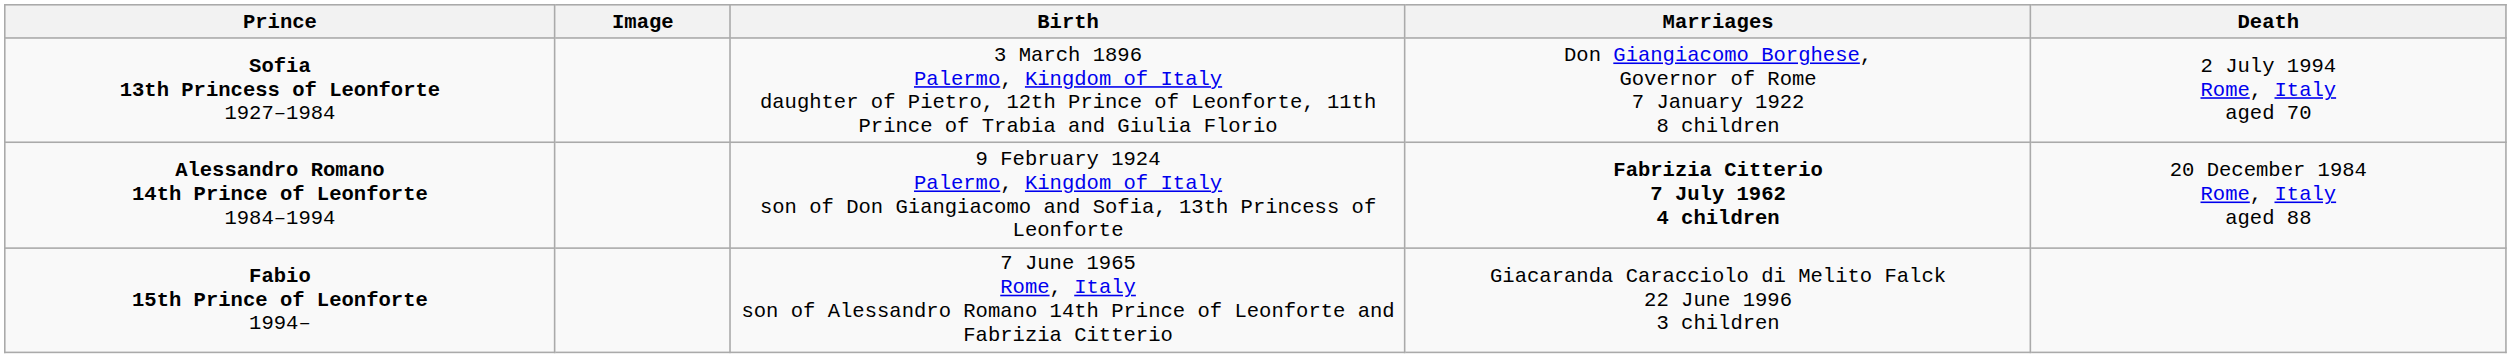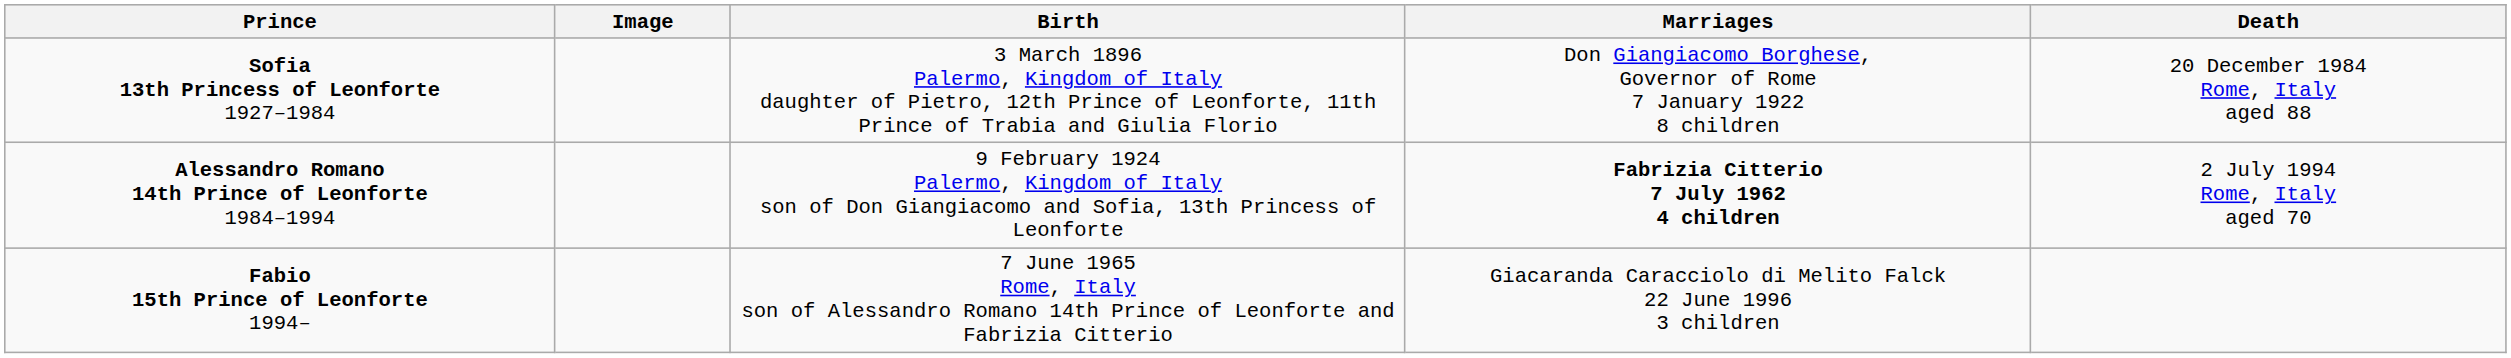(2268, 91) 2 July 1994 Rome, Italy aged 70 -> (2268, 91) 20 December 1984 Rome, Italy aged 88
(2268, 195) 20 December 1984 Rome, Italy aged 88 -> (2268, 195) 2 July 1994 Rome, Italy aged 70
